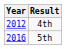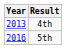(16, 24) 2012 -> (16, 24) 2013
